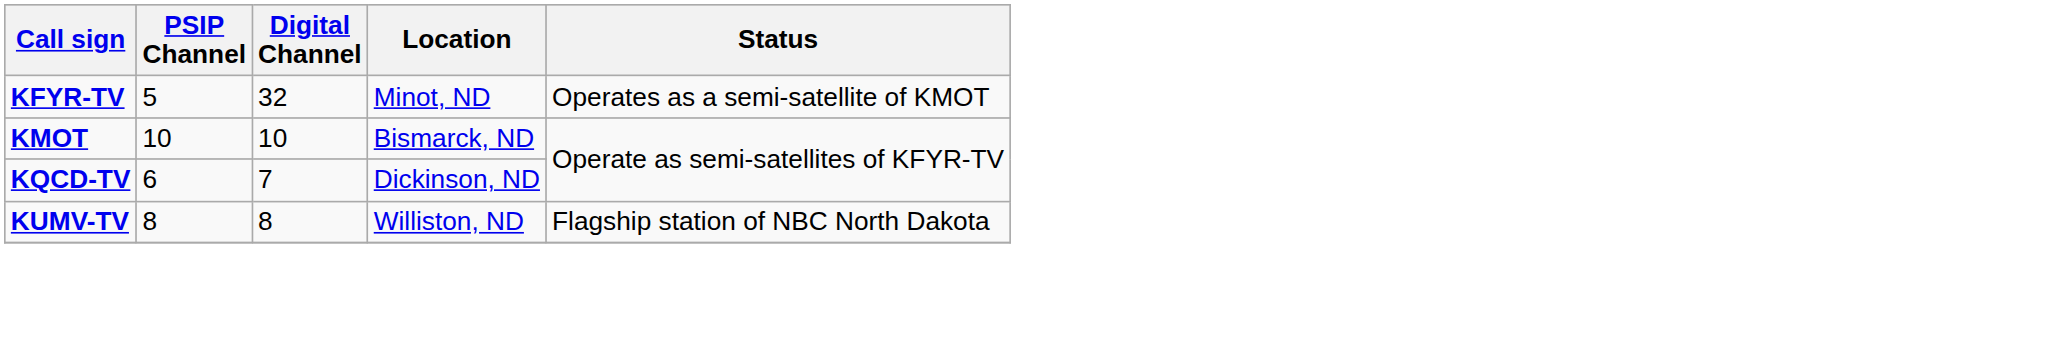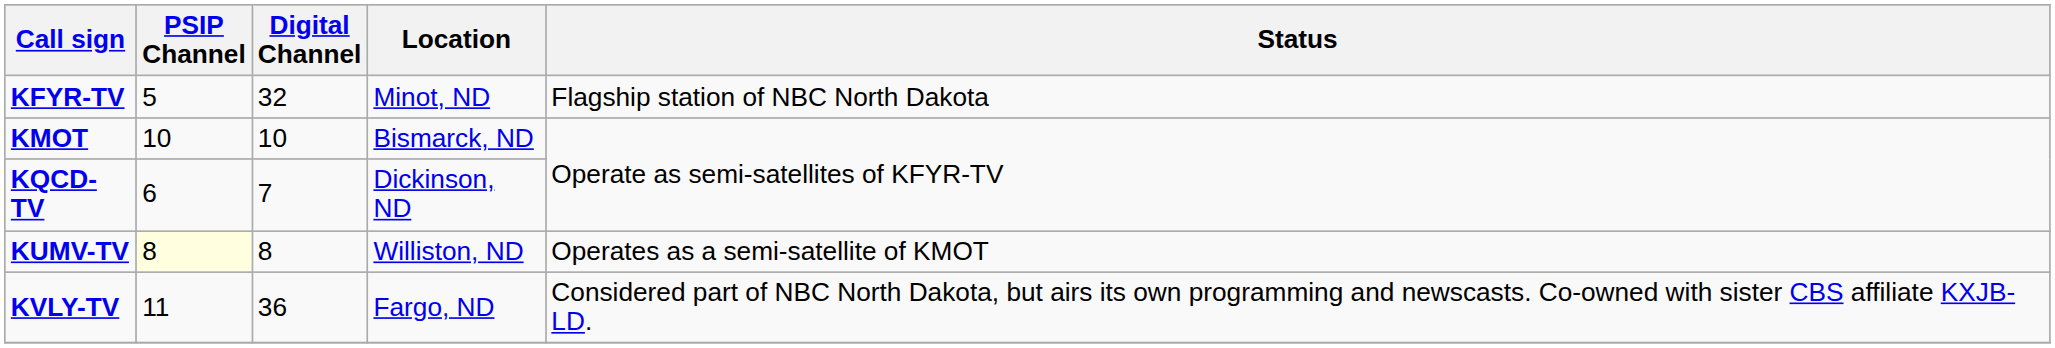(771, 96) Operates as a semi-satellite of KMOT -> (770, 96) Flagship station of NBC North Dakota
(150, 221) no background -> (149, 250) lightyellow background
(771, 221) Flagship station of NBC North Dakota -> (770, 250) Operates as a semi-satellite of KMOT
+ row: (65, 307)
